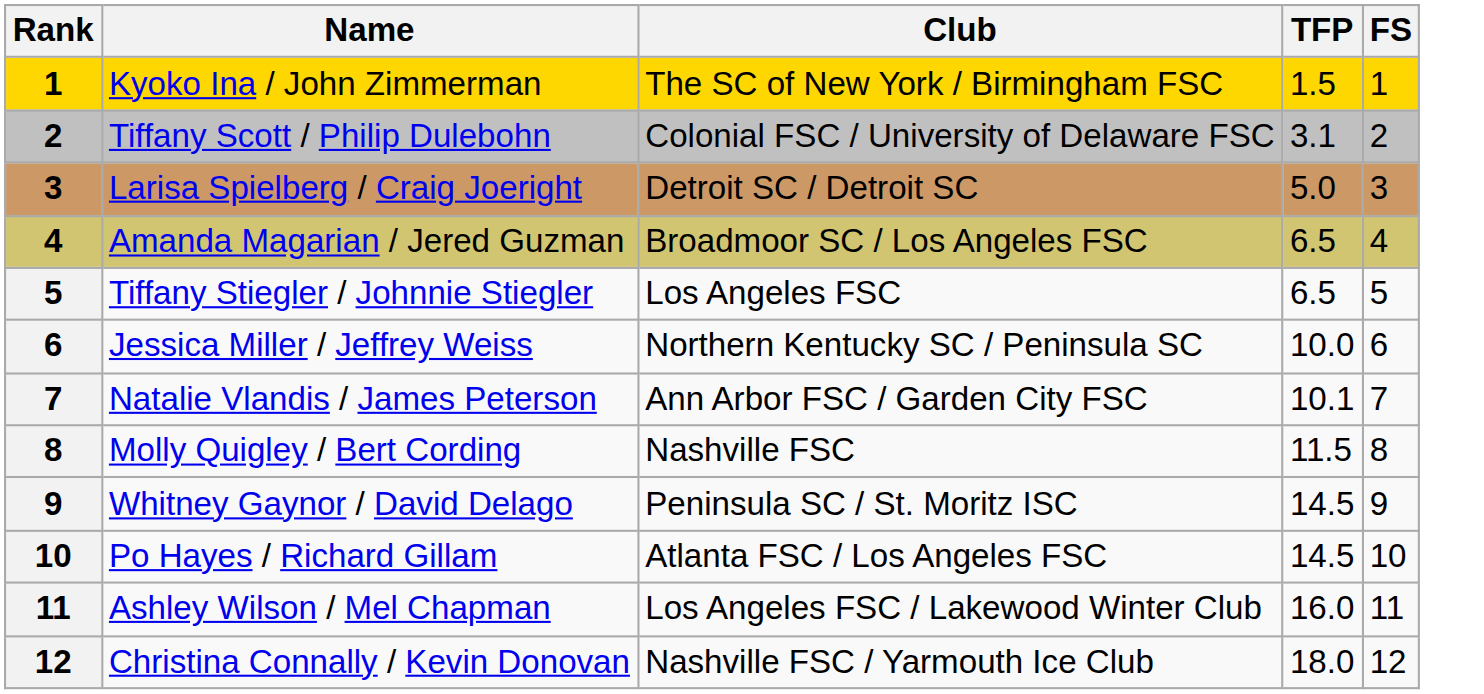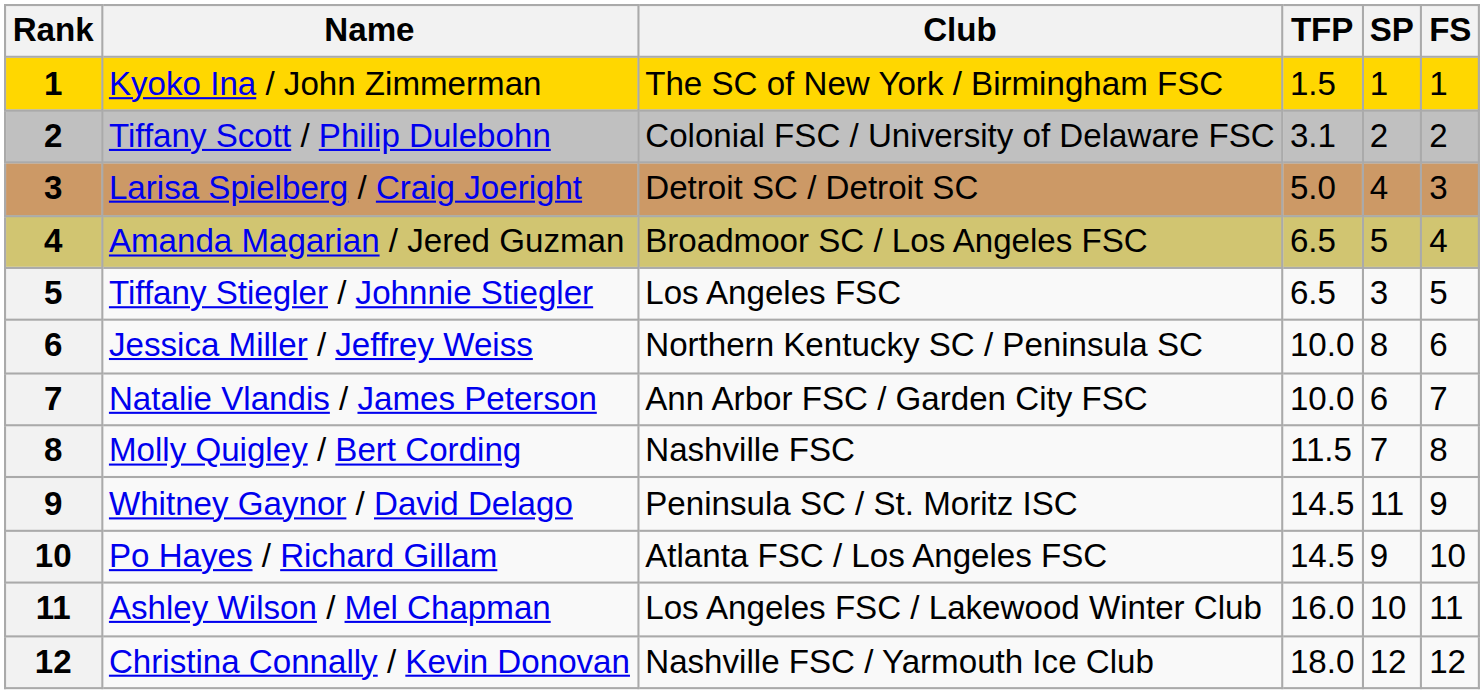+ column: (1392, 30)
(1322, 398) 10.1 -> (1322, 398) 10.0
